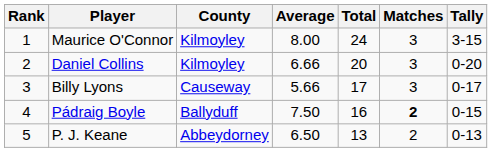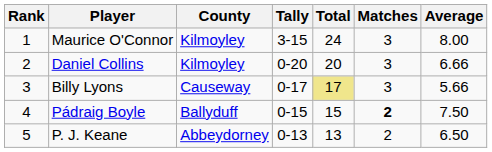columns swapped: (467, 16) <-> (305, 16)
(359, 87) no background -> (333, 87) khaki background
(359, 111) 16 -> (333, 111) 15
